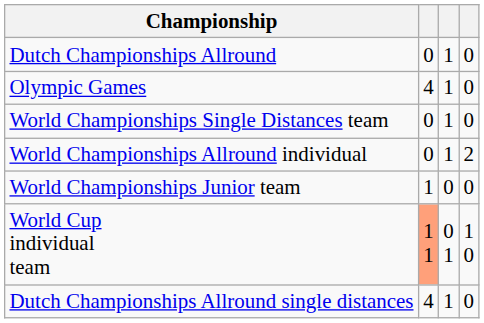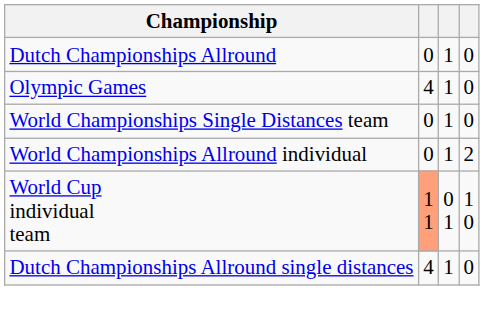- row: (155, 187)
